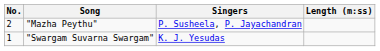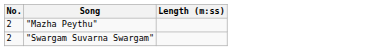- column: (230, 12)
(9, 39) 1 -> (9, 39) 2
